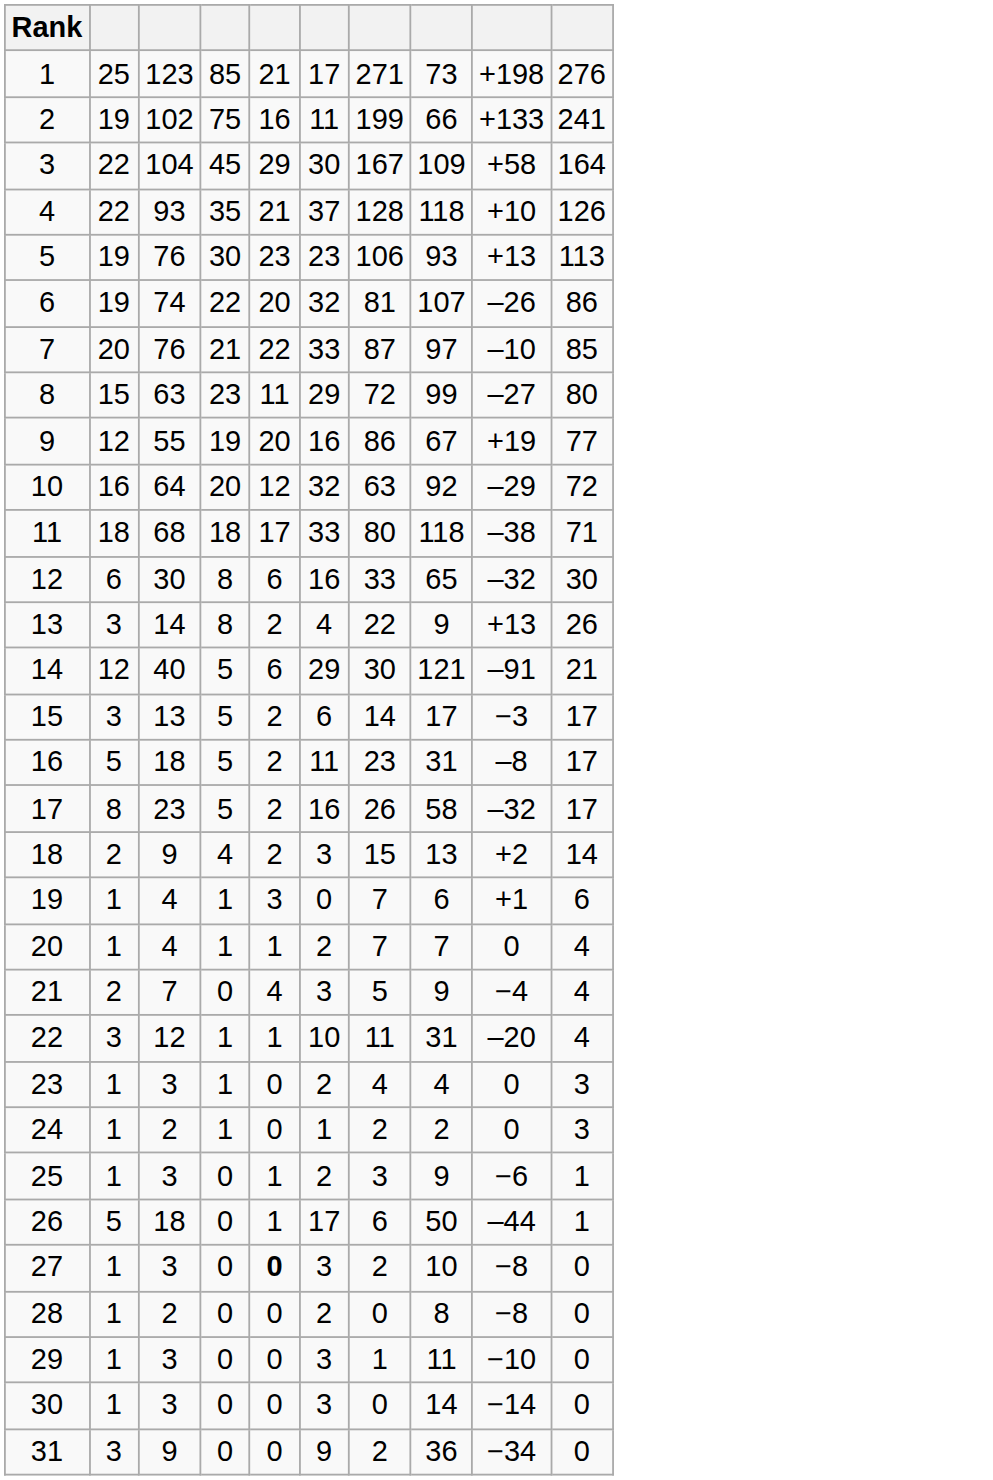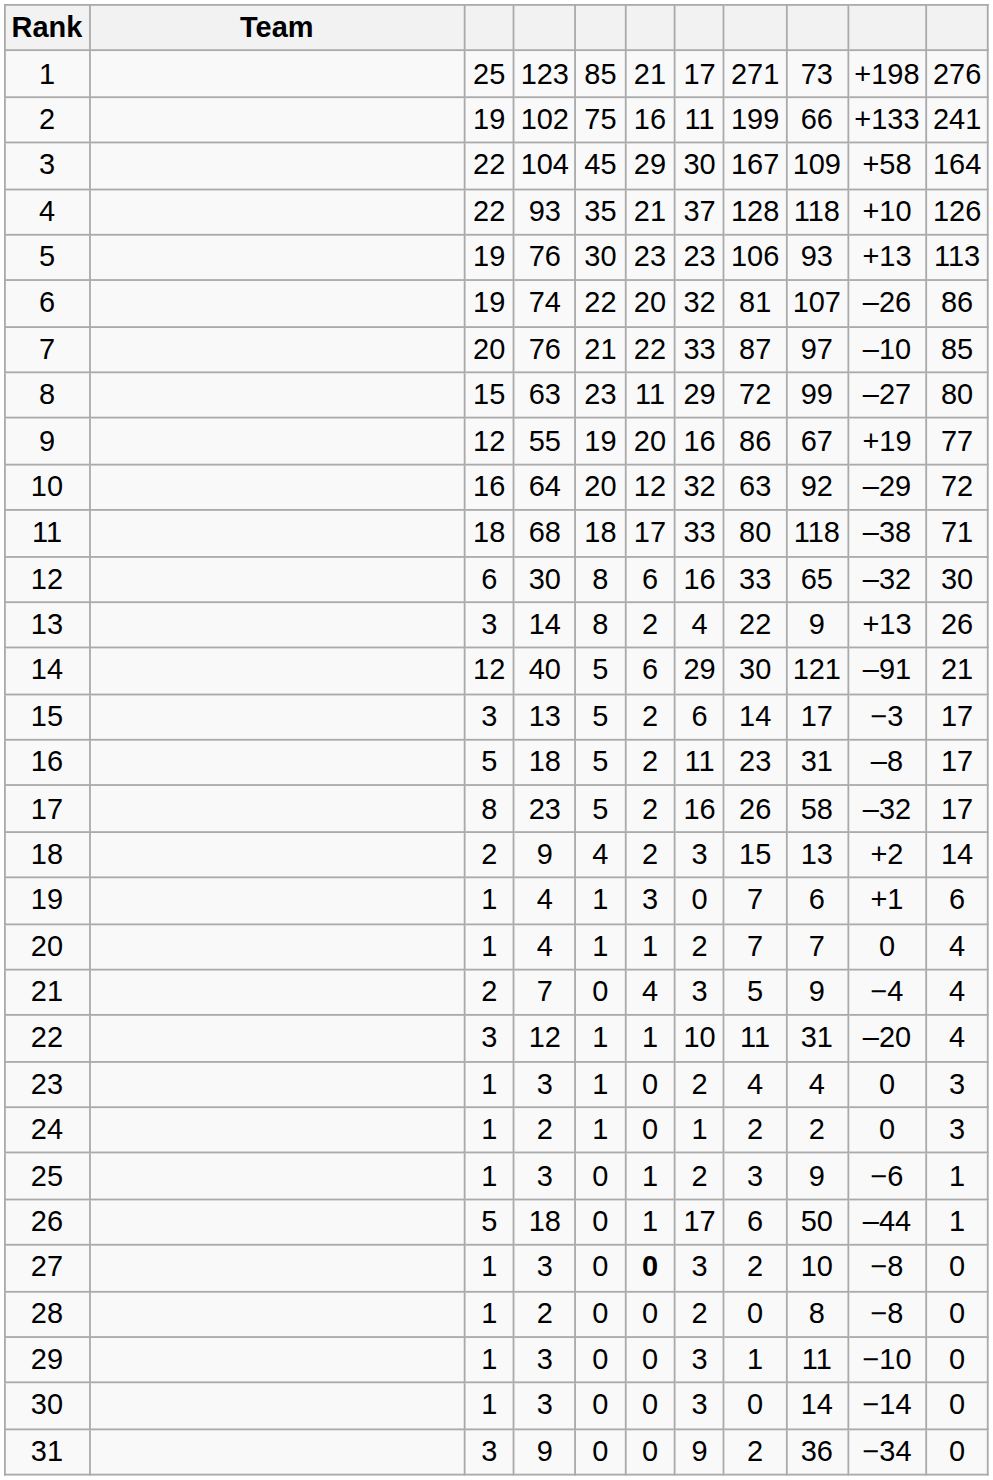+ column: (277, 27)
